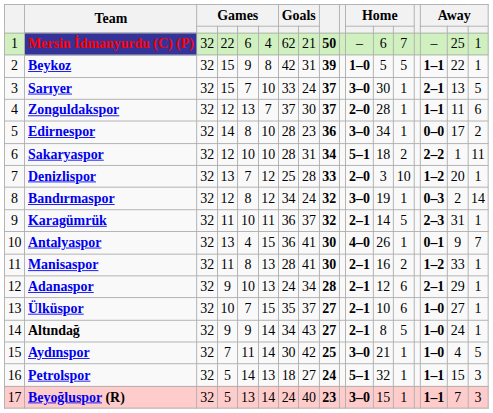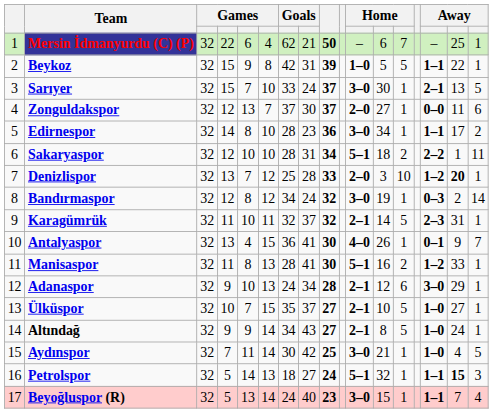(383, 110) 28 -> (383, 110) 27
(434, 110) 1–1 -> (434, 110) 0–0
(434, 132) 0–0 -> (434, 132) 1–1
(458, 176) normal -> (458, 176) bold
(289, 220) 36 -> (289, 220) 32
(359, 264) 2–1 -> (359, 264) 5–1
(434, 286) 2–1 -> (434, 286) 3–0
(404, 308) 6 -> (404, 308) 5
(458, 375) normal -> (458, 375) bold
(478, 397) 3 -> (478, 397) 4
